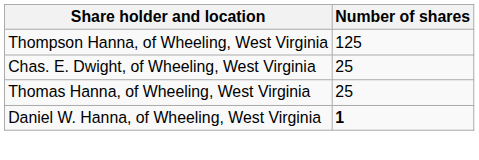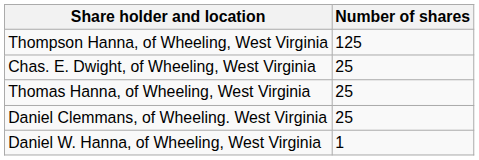+ row: (168, 117)
(340, 117) bold -> (340, 142) normal
